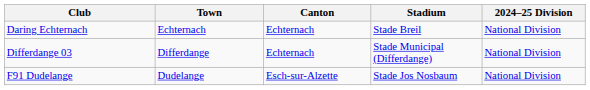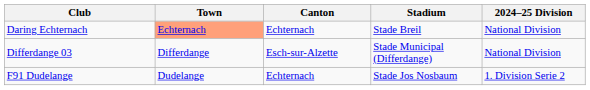(182, 30) no background -> (182, 30) lightsalmon background
(290, 53) Echternach -> (302, 53) Esch-sur-Alzette
(302, 76) Esch-sur-Alzette -> (290, 76) Echternach
(523, 76) National Division -> (525, 76) 1. Division Serie 2
